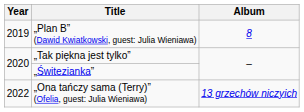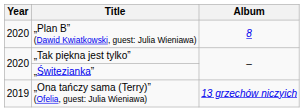(18, 34) 2019 -> (18, 34) 2020
(18, 93) 2022 -> (18, 93) 2019
